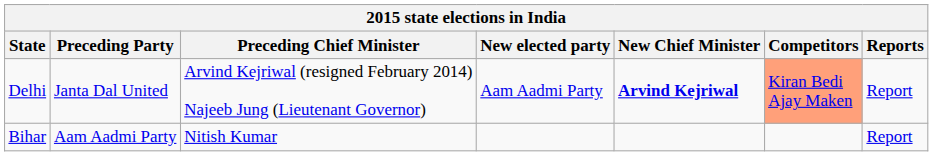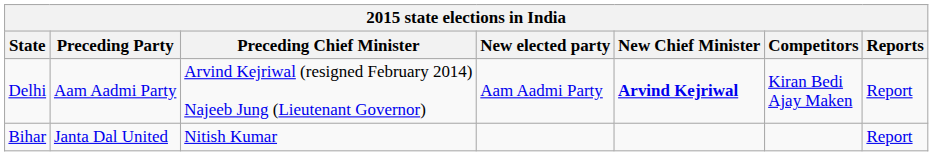(111, 90) Janta Dal United -> (115, 90) Aam Aadmi Party
(810, 90) lightsalmon background -> (810, 90) no background
(115, 136) Aam Aadmi Party -> (111, 136) Janta Dal United
